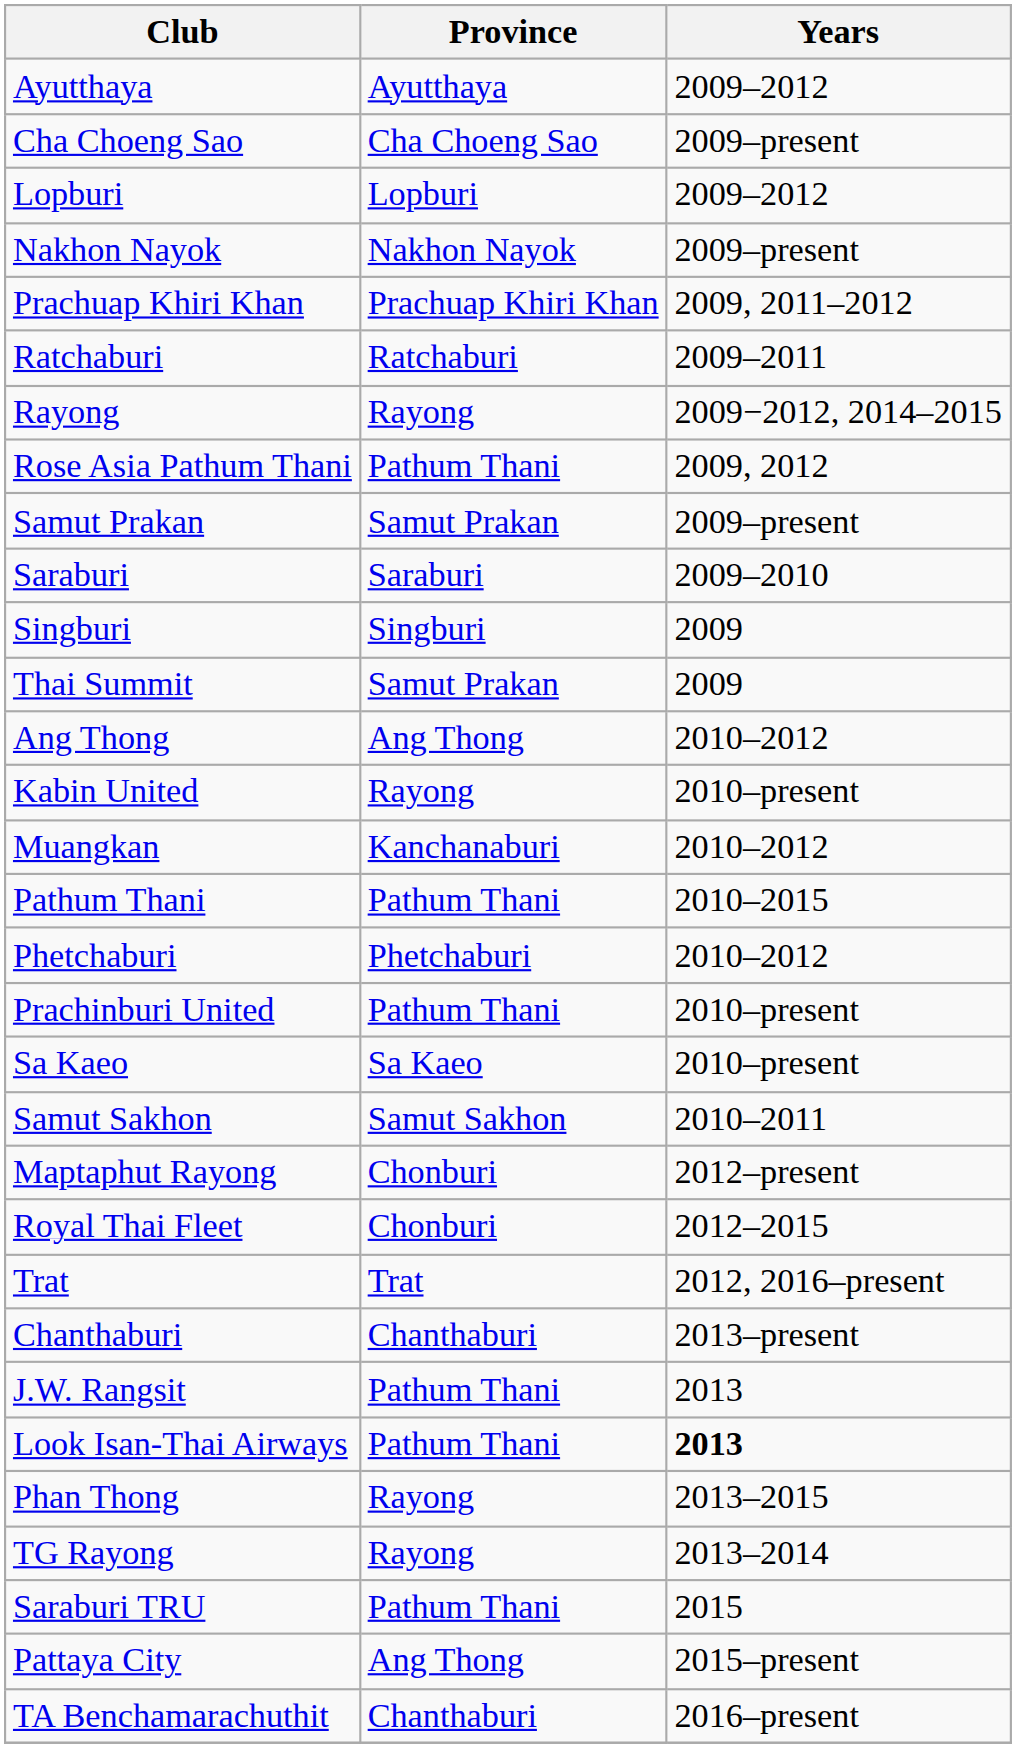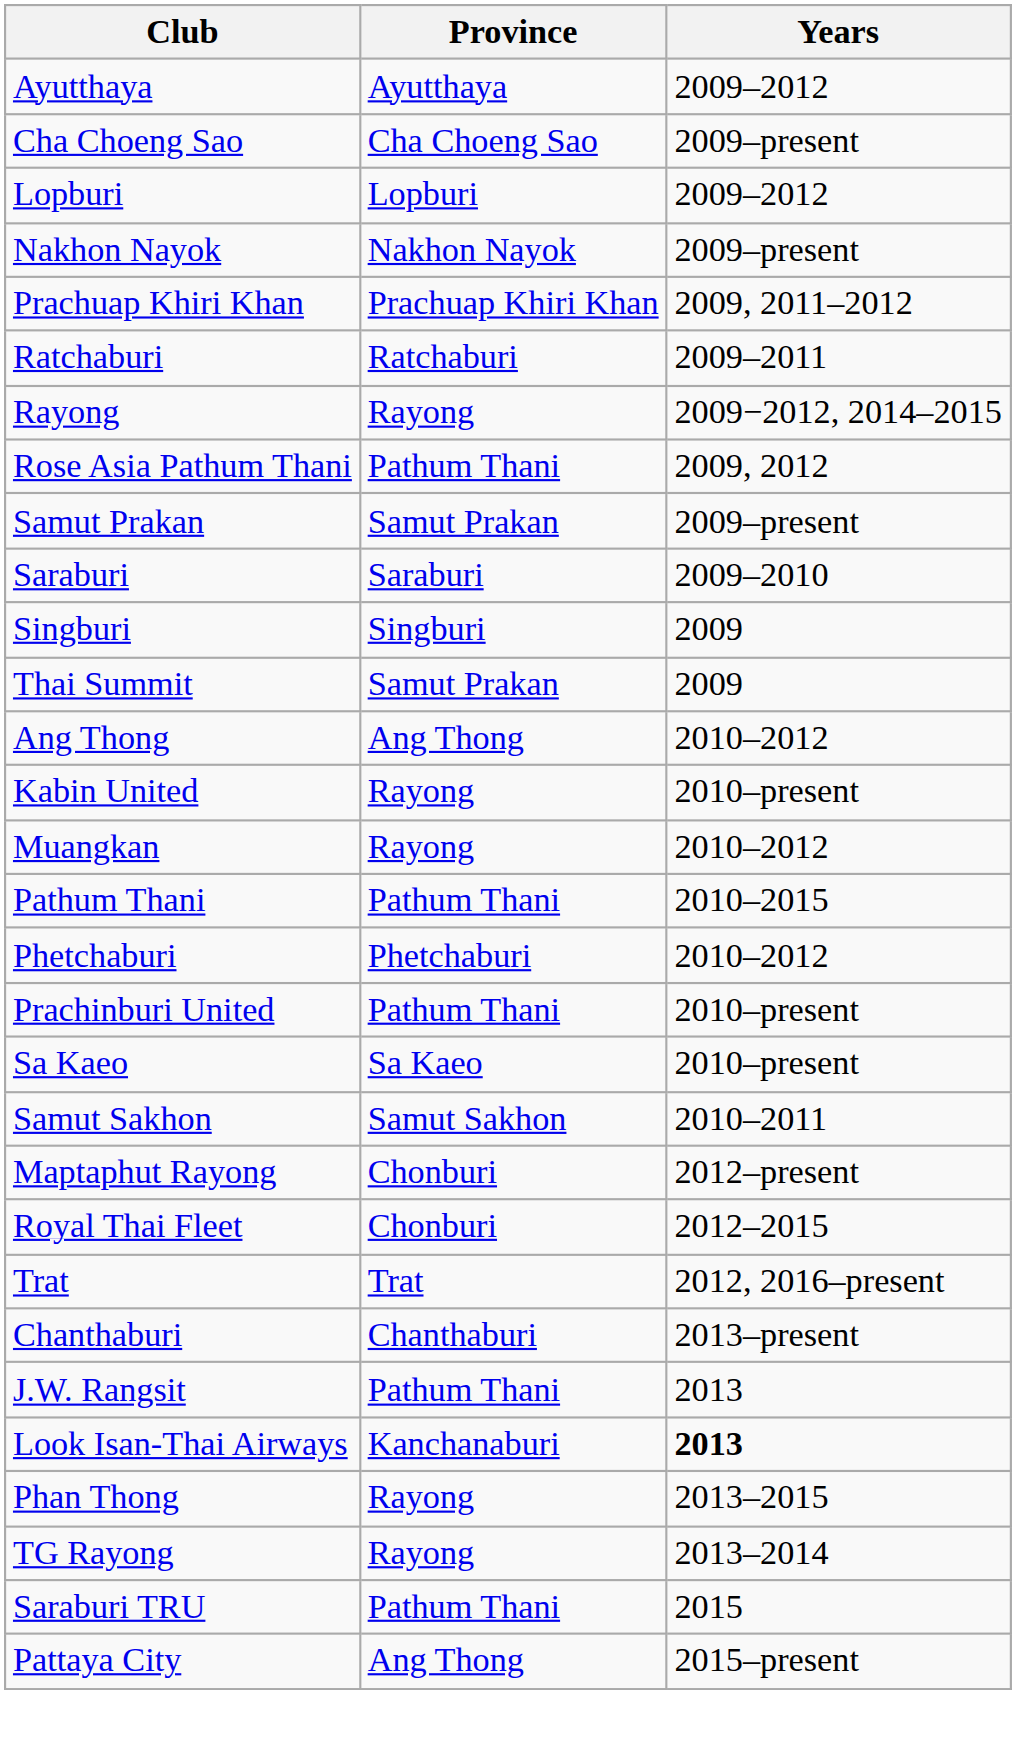(464, 846) Kanchanaburi -> (421, 846) Rayong
(464, 1443) Pathum Thani -> (464, 1443) Kanchanaburi
- row: (171, 1715)
